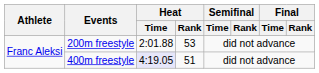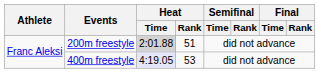(156, 44) no background -> (156, 44) lightgrey background
(190, 44) 53 -> (190, 44) 51
(190, 60) 51 -> (190, 60) 53
